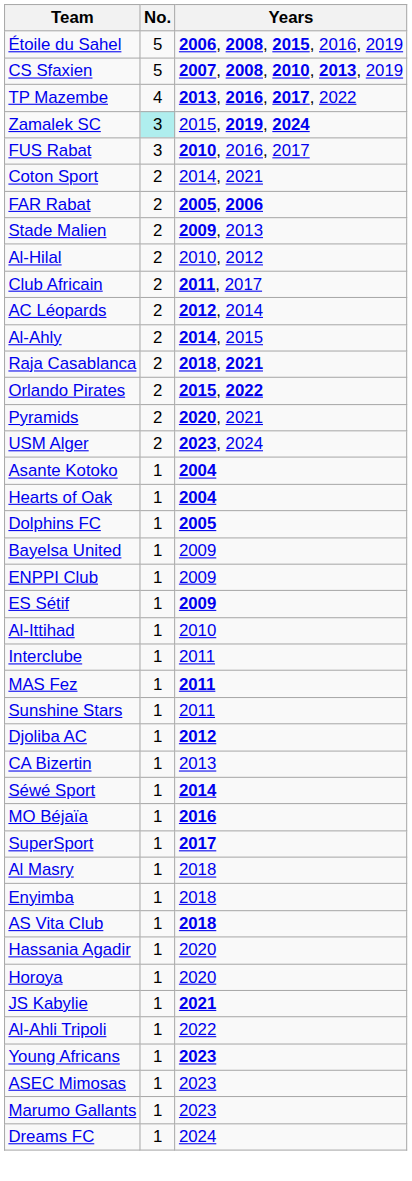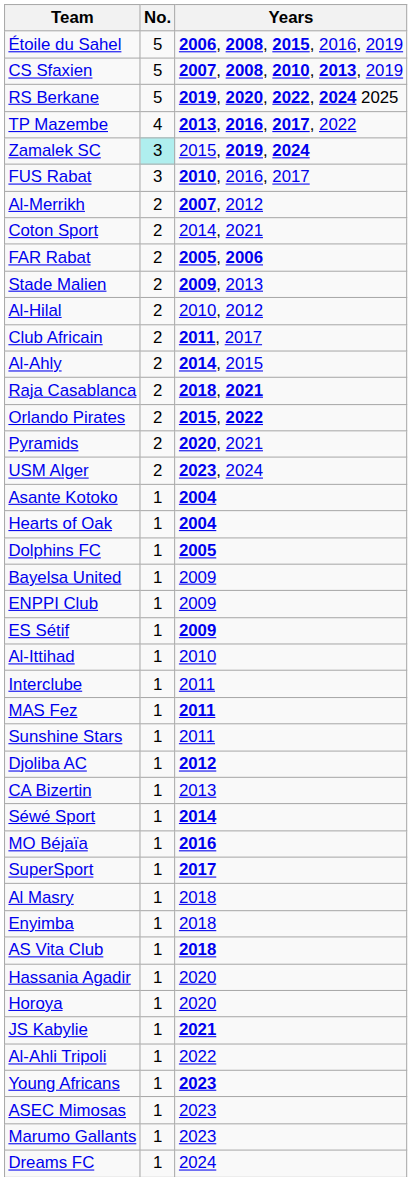+ row: (54, 97)
+ row: (47, 204)
- row: (57, 310)
